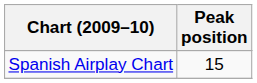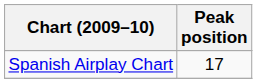(214, 64) 15 -> (214, 64) 17
